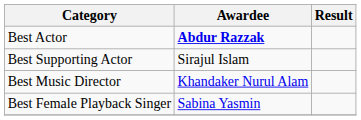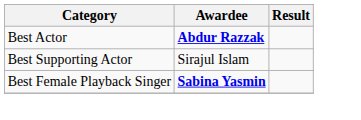- row: (64, 81)
(219, 103) normal -> (222, 81) bold
